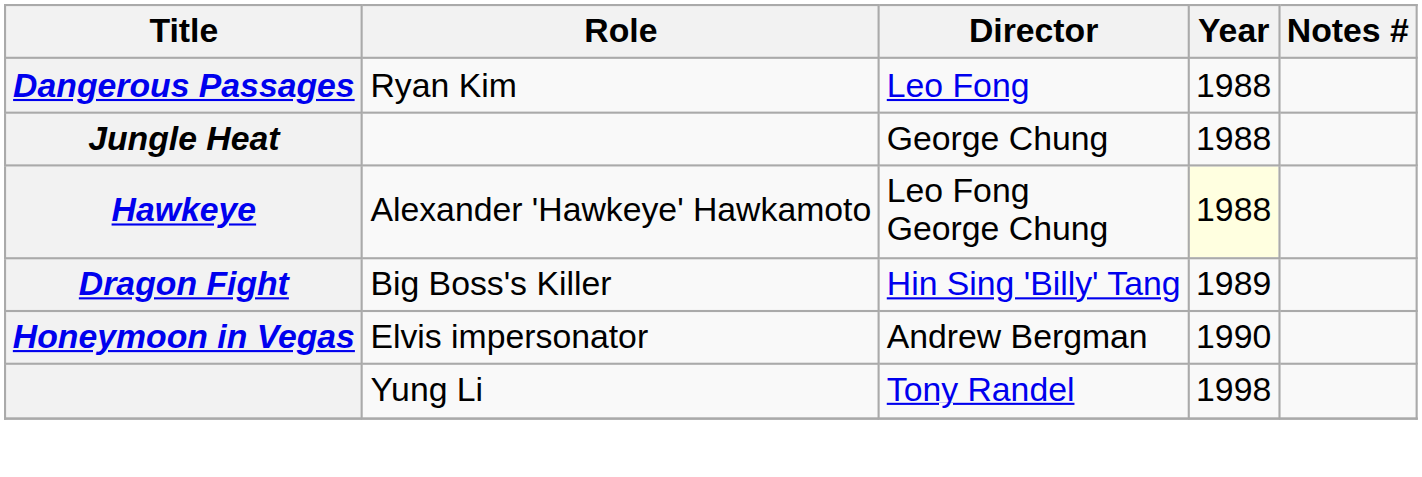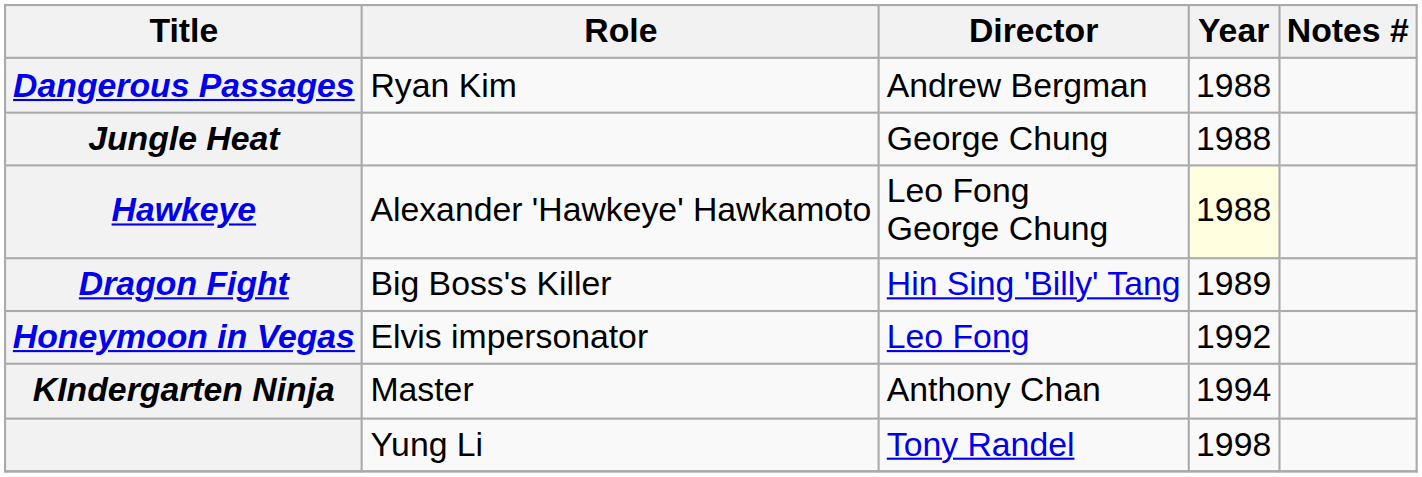(958, 84) Leo Fong -> (1017, 84) Andrew Bergman
(1017, 336) Andrew Bergman -> (958, 336) Leo Fong
(1234, 336) 1990 -> (1234, 336) 1992
+ row: (184, 390)
